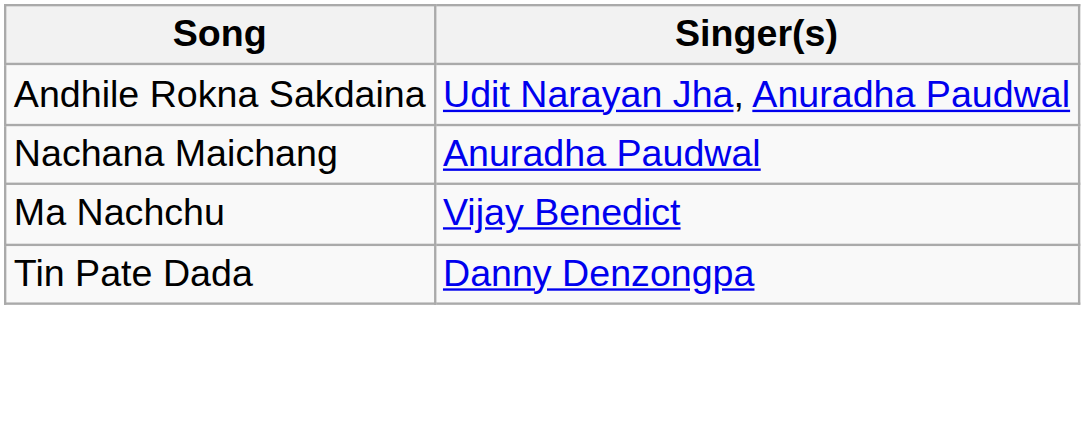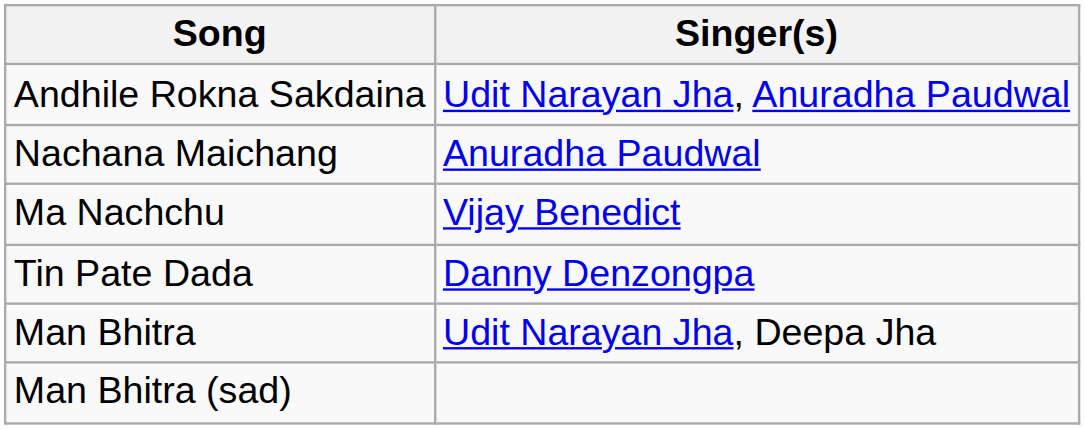+ row: (105, 332)
+ row: (153, 392)
